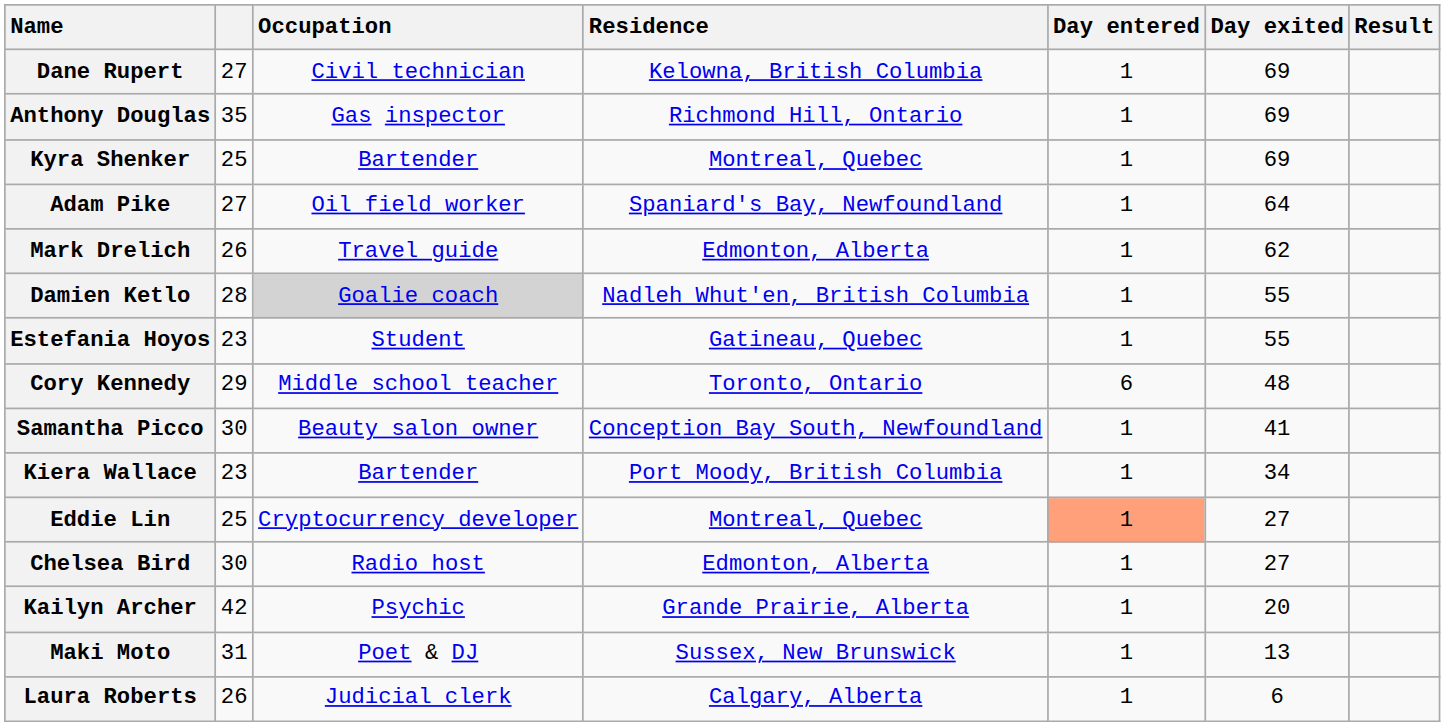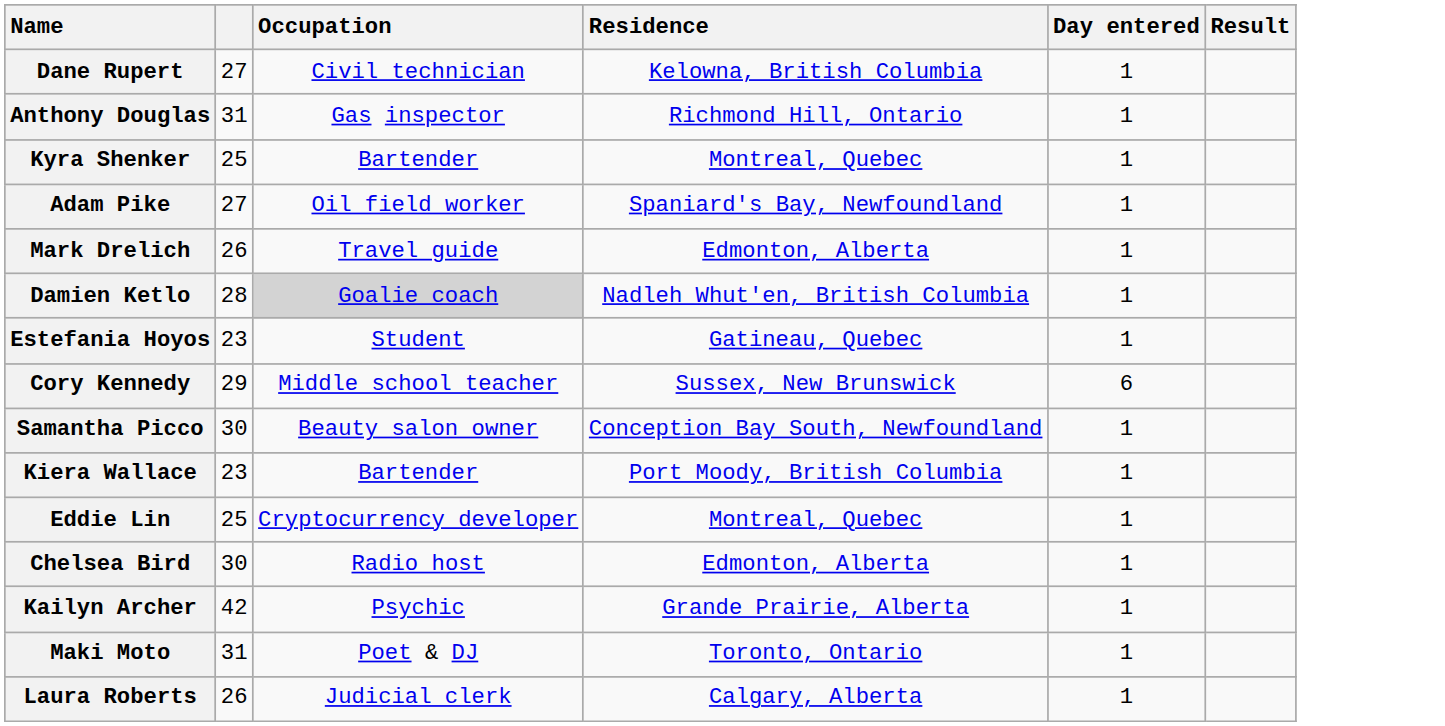- column: (1277, 26)
(234, 116) 35 -> (234, 116) 31
(816, 385) Toronto, Ontario -> (816, 385) Sussex, New Brunswick
(1126, 519) lightsalmon background -> (1126, 519) no background
(816, 653) Sussex, New Brunswick -> (816, 653) Toronto, Ontario
